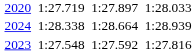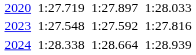rows swapped: (18, 44) <-> (18, 26)
